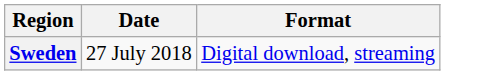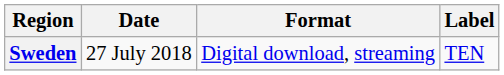+ column: (469, 20)
